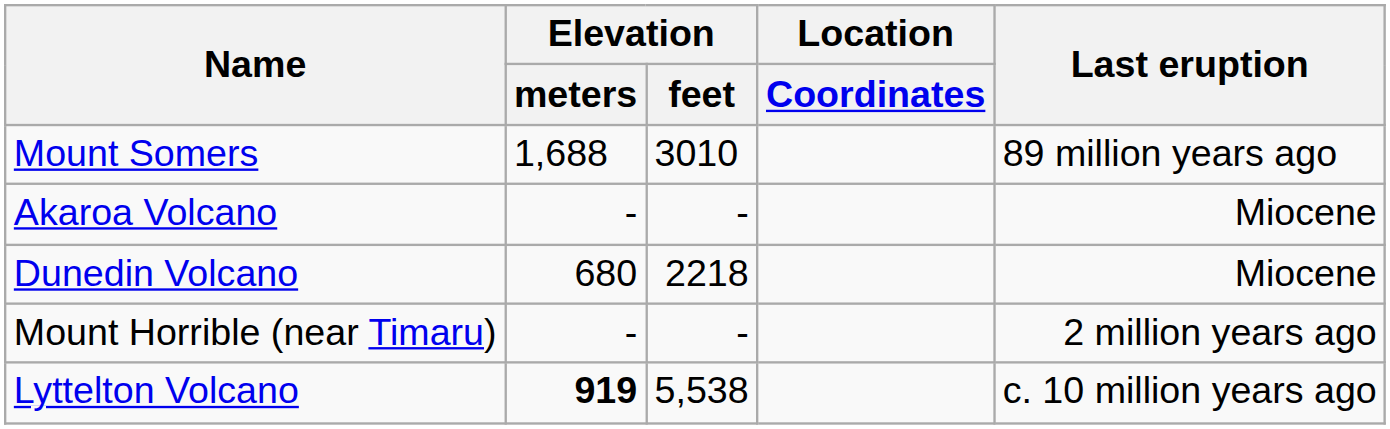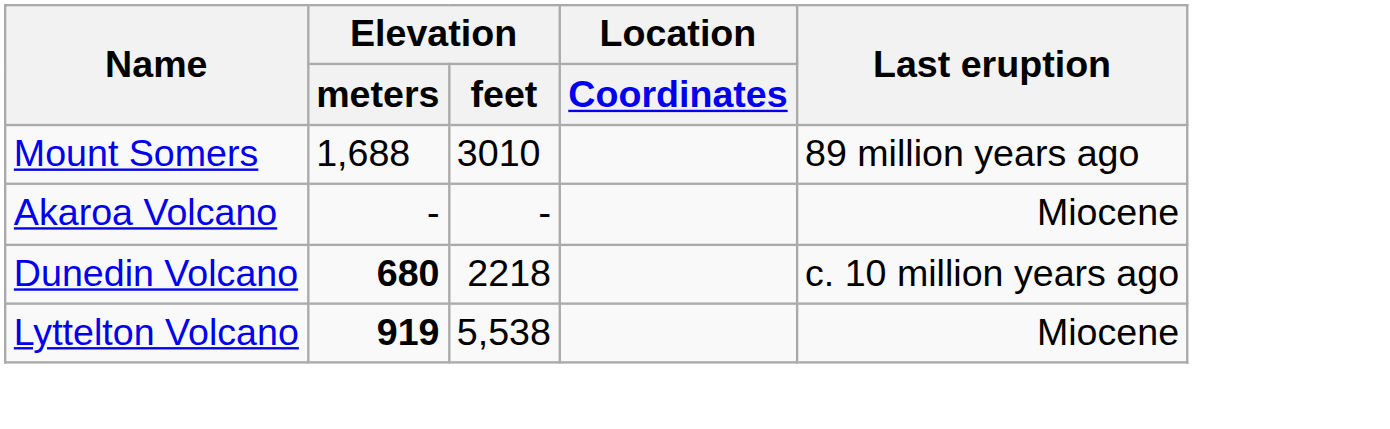(606, 272) normal -> (408, 272) bold
(1306, 272) Miocene -> (992, 272) c. 10 million years ago
- row: (255, 332)
(1190, 392) c. 10 million years ago -> (1108, 332) Miocene
